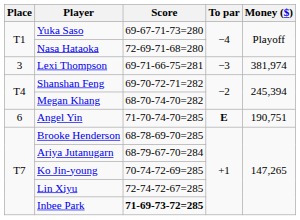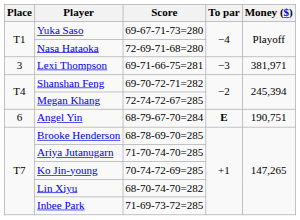(269, 65) 381,974 -> (269, 65) 381,971
(164, 100) 68-70-74-70=282 -> (164, 100) 72-74-72-67=285
(164, 118) 71-70-74-70=285 -> (164, 118) 68-79-67-70=284
(164, 153) 68-79-67-70=284 -> (164, 153) 71-70-74-70=285
(164, 188) 72-74-72-67=285 -> (164, 188) 68-70-74-70=282
(164, 205) bold -> (164, 205) normal
